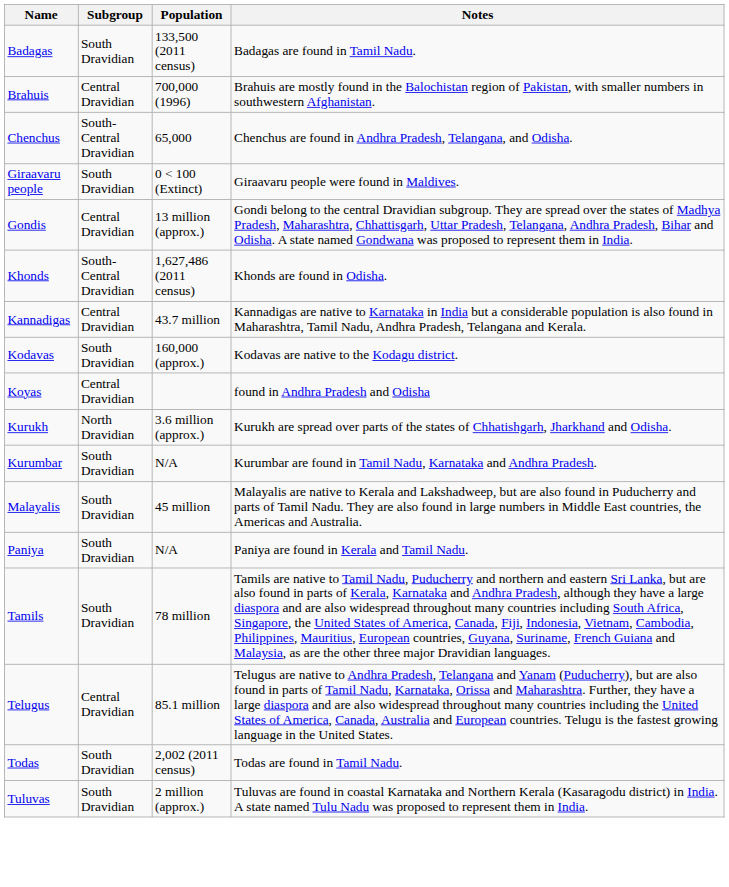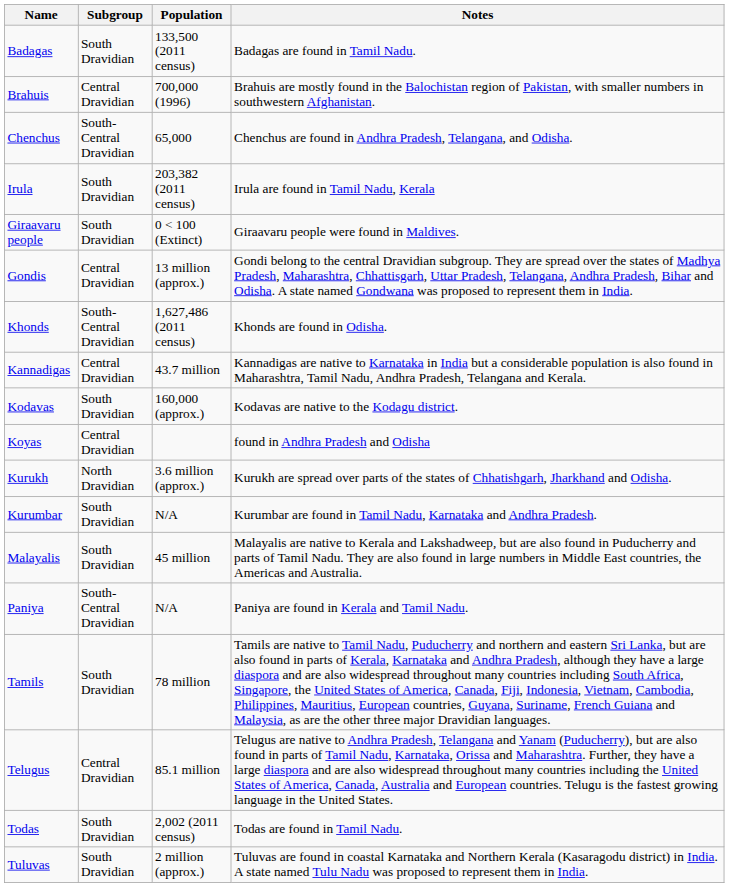+ row: (20, 188)
(108, 550) South Dravidian -> (108, 608) South-Central Dravidian
